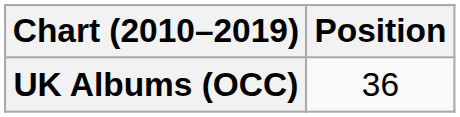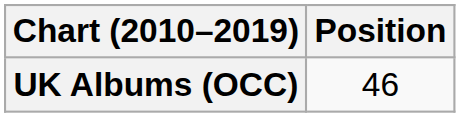(380, 84) 36 -> (380, 84) 46
